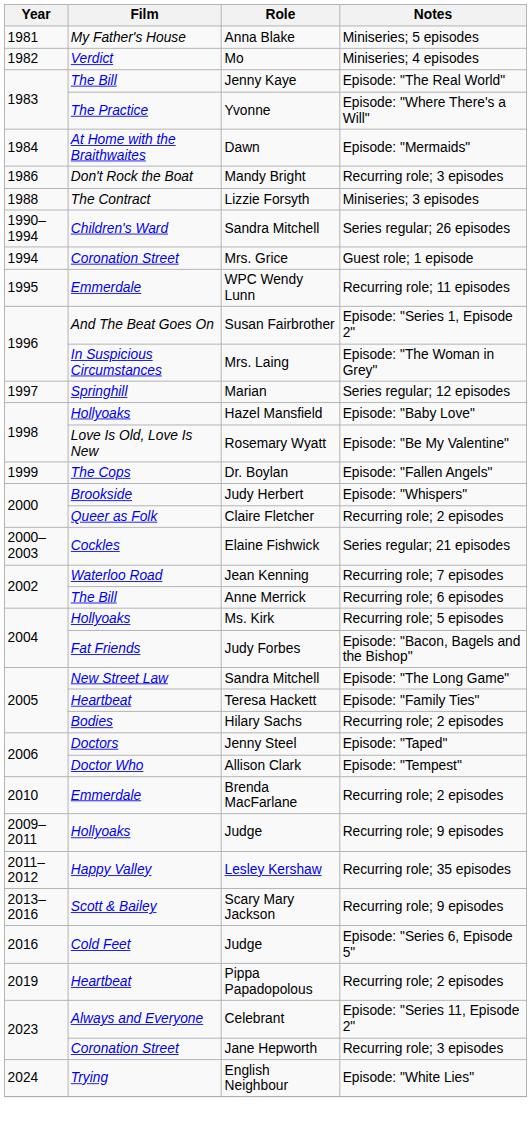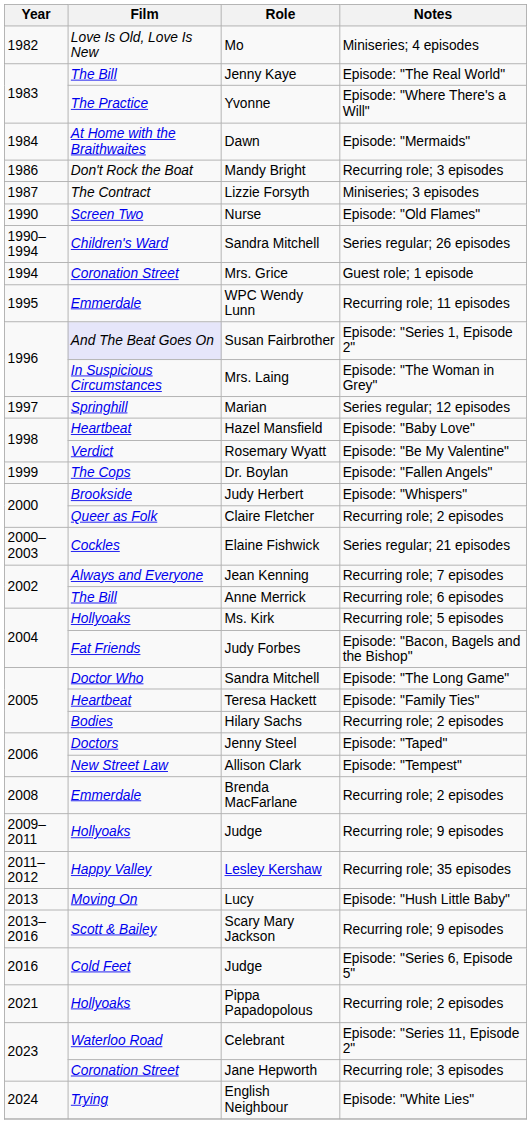- row: (260, 37)
(92, 59) Verdict -> (132, 44) Love Is Old, Love Is New
(23, 199) 1988 -> (23, 192) 1987
+ row: (243, 214)
(142, 325) no background -> (142, 340) lavender background
(101, 413) Hollyoaks -> (101, 429) Heartbeat
(132, 443) Love Is Old, Love Is New -> (92, 451) Verdict
(117, 575) Waterloo Road -> (137, 575) Always and Everyone
(119, 678) New Street Law -> (107, 678) Doctor Who
(107, 765) Doctor Who -> (119, 765) New Street Law
(23, 795) 2010 -> (23, 795) 2008
+ row: (239, 899)
(23, 981) 2019 -> (23, 1003) 2021
(101, 981) Heartbeat -> (101, 1003) Hollyoaks
(137, 1019) Always and Everyone -> (117, 1040) Waterloo Road
